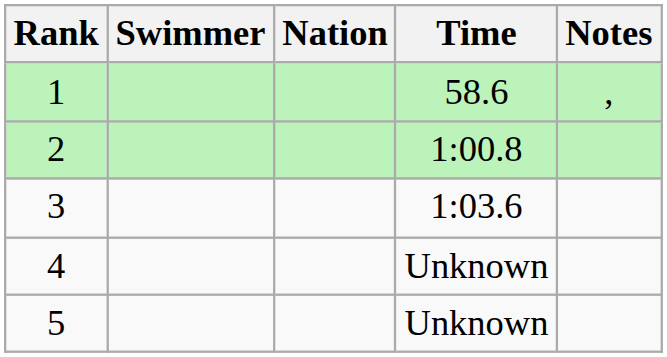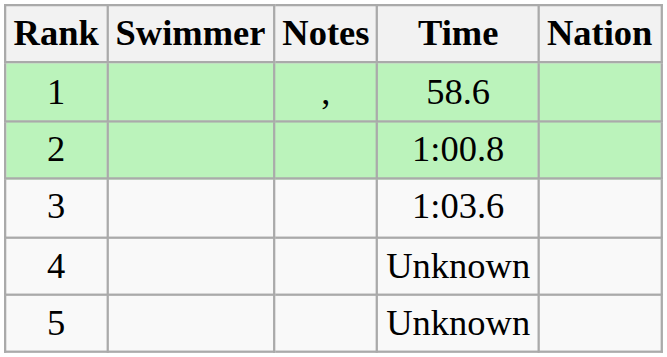columns swapped: (335, 33) <-> (609, 33)
